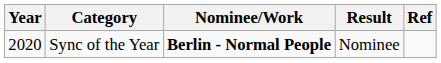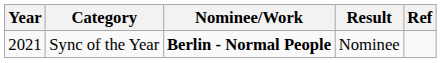(25, 44) 2020 -> (25, 44) 2021
